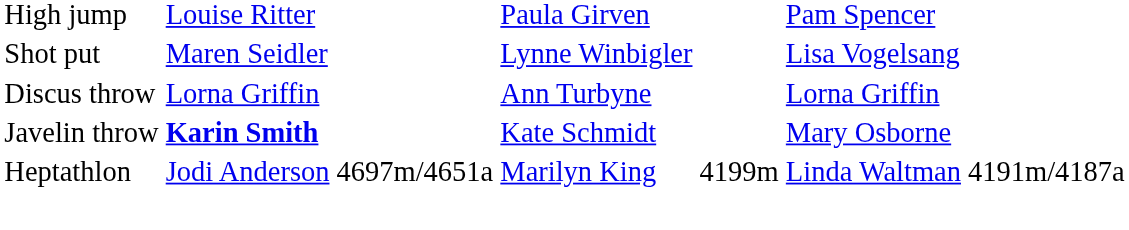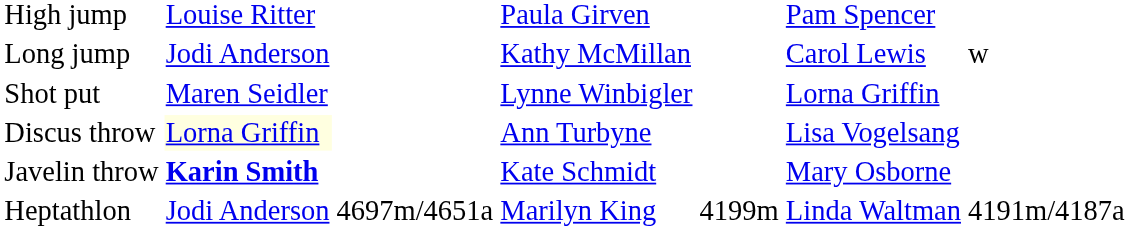+ row: (67, 54)
(873, 54) Lisa Vogelsang -> (863, 93) Lorna Griffin
(243, 93) no background -> (243, 132) lightyellow background
(863, 93) Lorna Griffin -> (873, 132) Lisa Vogelsang
